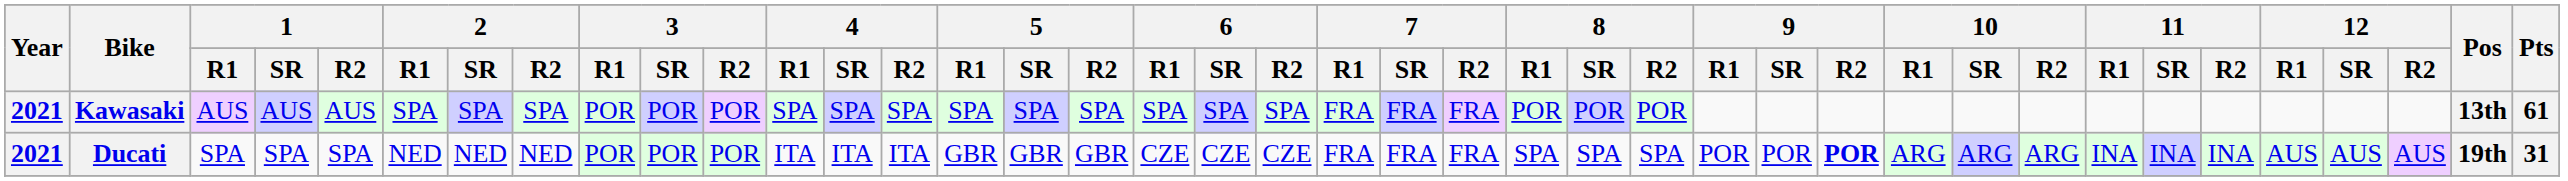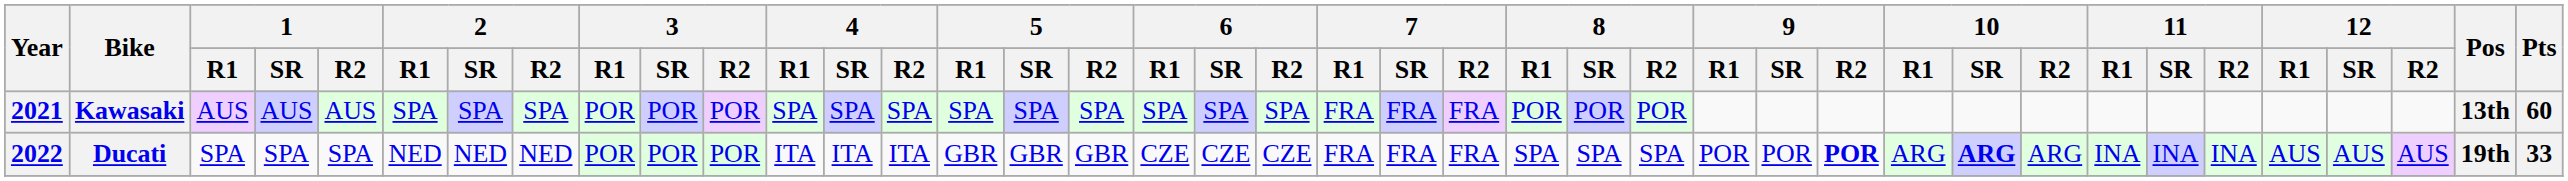(2536, 111) 61 -> (2539, 111) 60
(37, 154) 2021 -> (37, 154) 2022
(1985, 154) normal -> (1987, 154) bold
(2536, 154) 31 -> (2539, 154) 33
